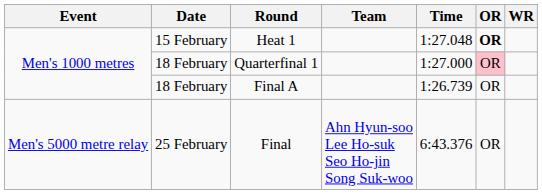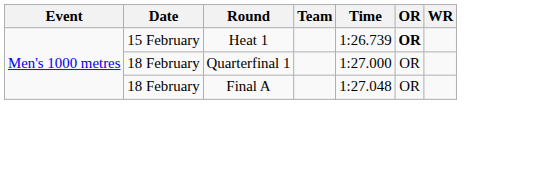(446, 39) 1:27.048 -> (365, 39) 1:26.739
(490, 63) pink background -> (410, 63) no background
(446, 87) 1:26.739 -> (365, 87) 1:27.048
- row: (276, 144)
